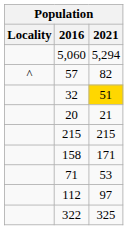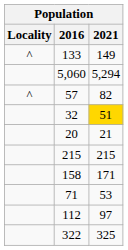+ row: (72, 54)
